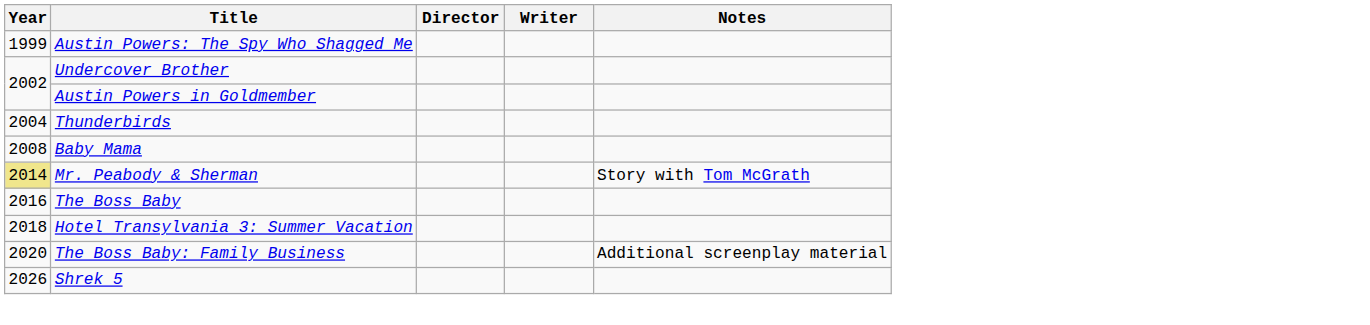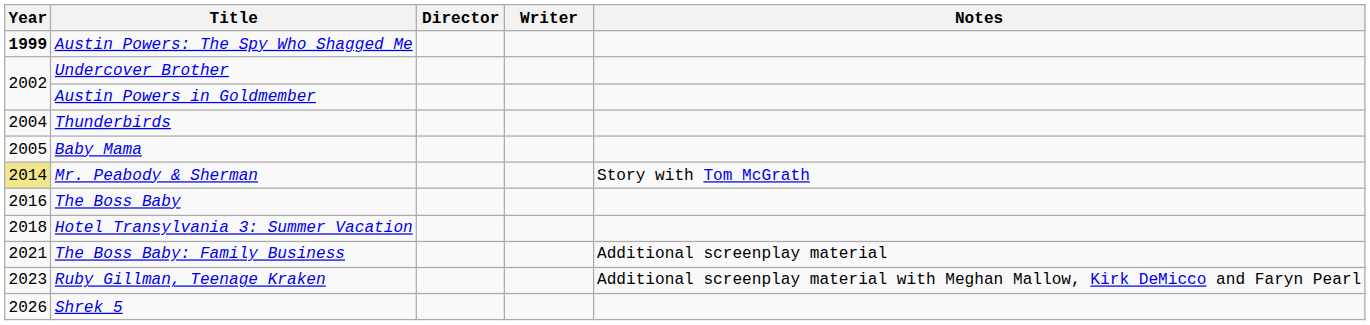(28, 44) normal -> (28, 44) bold
(28, 149) 2008 -> (28, 149) 2005
(28, 254) 2020 -> (28, 254) 2021
+ row: (190, 280)
